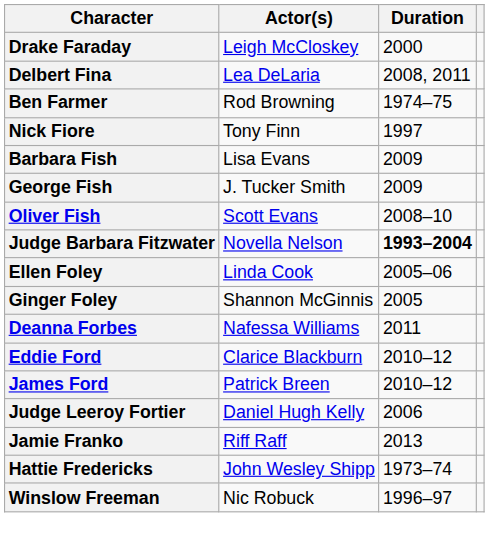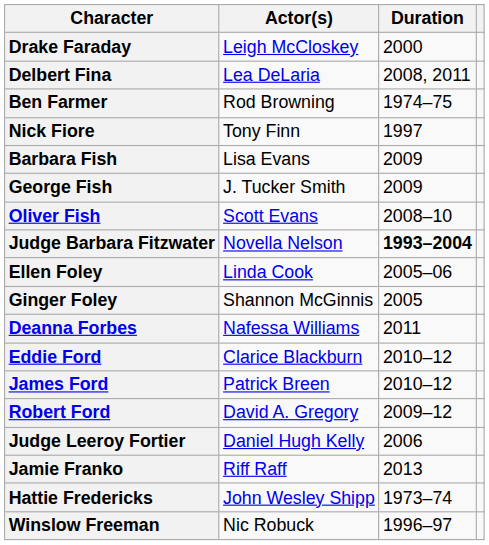+ row: (59, 412)
